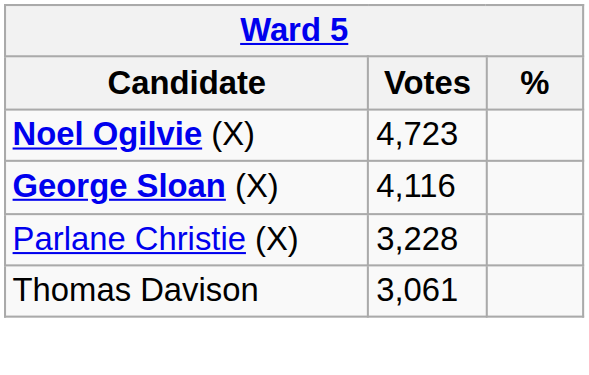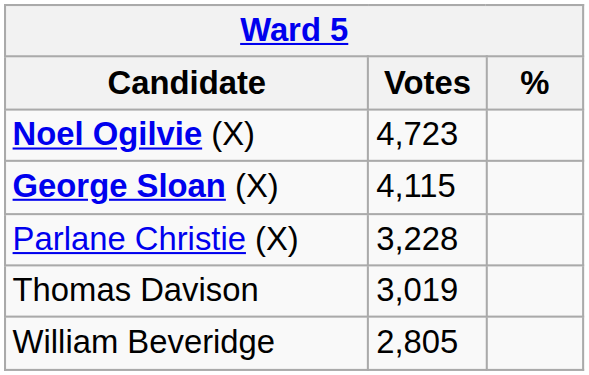(416, 186) 4,116 -> (416, 186) 4,115
(417, 290) 3,061 -> (417, 290) 3,019
+ row: (144, 342)
